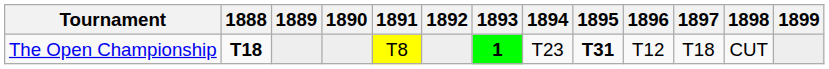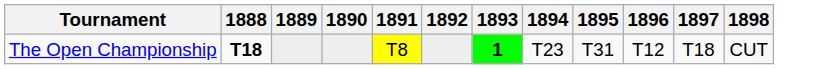- column: (799, 20)
(598, 49) bold -> (598, 49) normal
